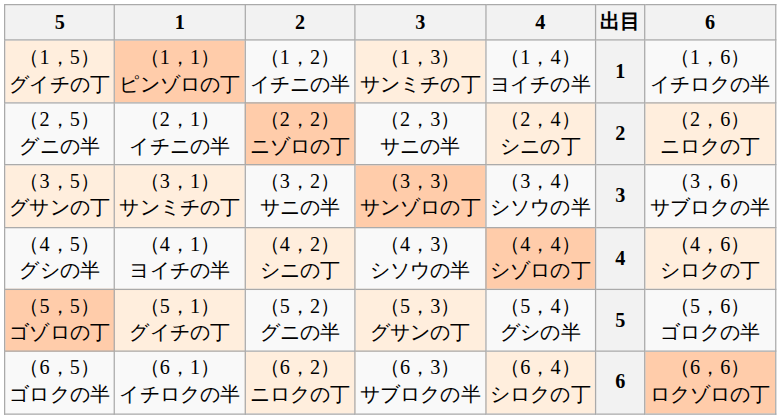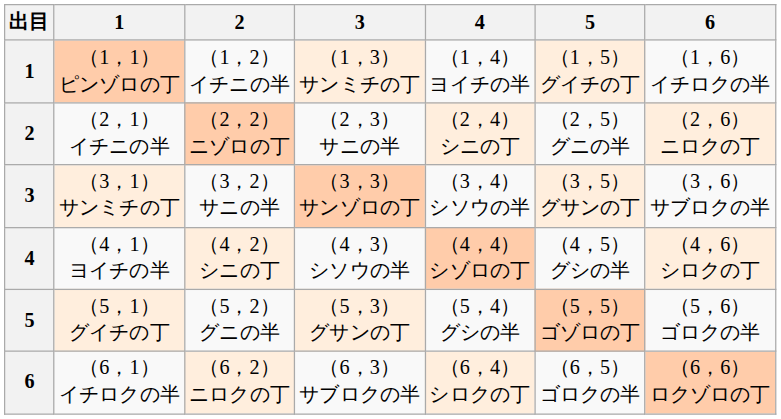columns swapped: (620, 21) <-> (60, 22)
